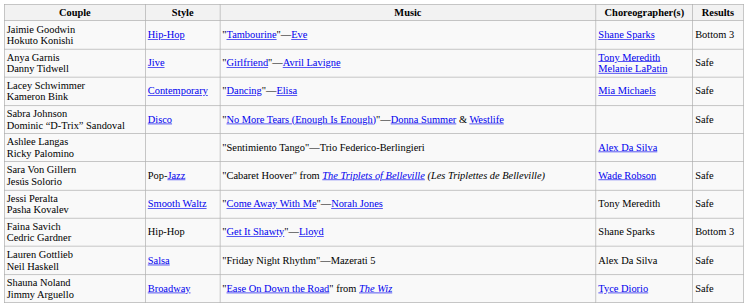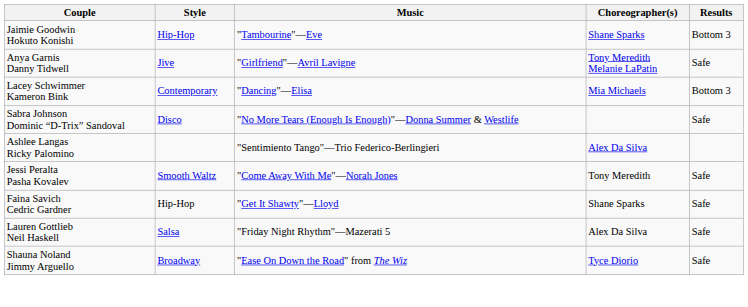(704, 91) Safe -> (711, 91) Bottom 3
- row: (41, 176)
(715, 232) Bottom 3 -> (701, 204) Safe
